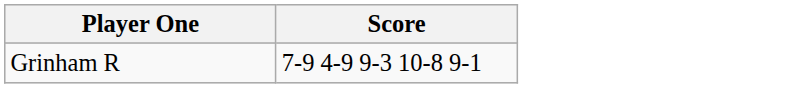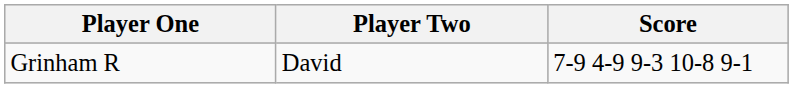+ column: (412, 23)
